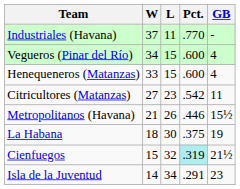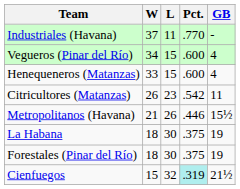(152, 94) 27 -> (152, 94) 26
+ row: (72, 154)
- row: (55, 174)
